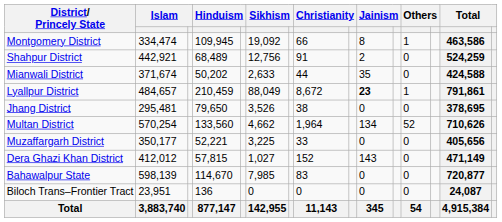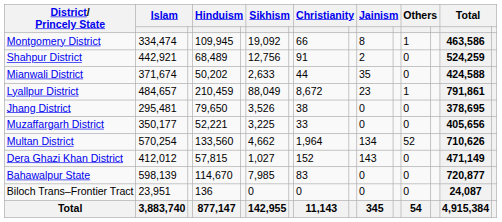(365, 91) bold -> (365, 91) normal
rows swapped: (40, 125) <-> (55, 141)
